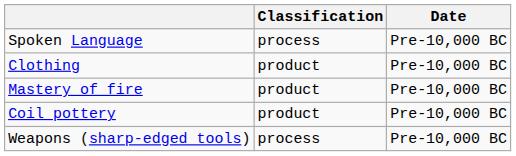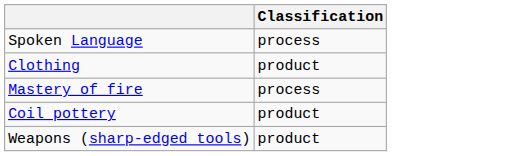- column: (449, 17)
(289, 90) product -> (289, 90) process
(289, 139) process -> (289, 139) product
